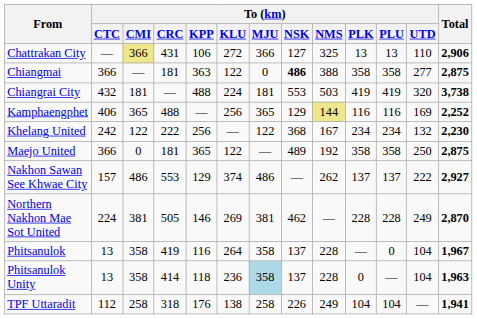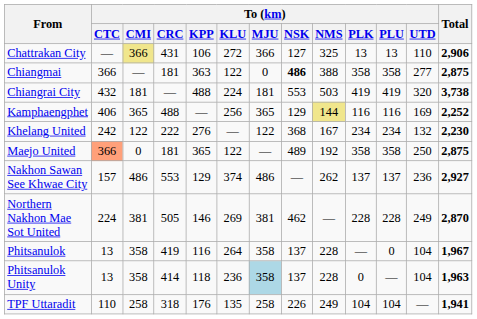(201, 131) 256 -> (201, 131) 276
(107, 151) no background -> (107, 151) lightsalmon background
(423, 177) 222 -> (423, 177) 236
(107, 304) 112 -> (107, 304) 110
(233, 304) 138 -> (233, 304) 135
